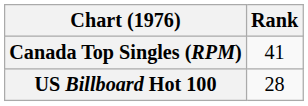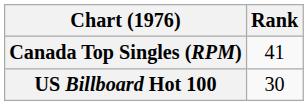(275, 84) 28 -> (275, 84) 30
